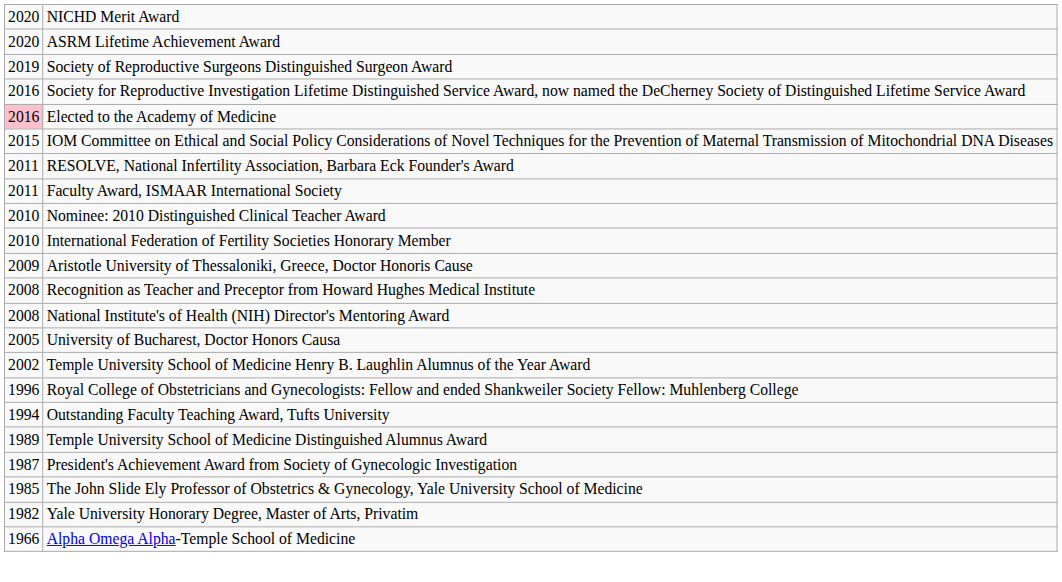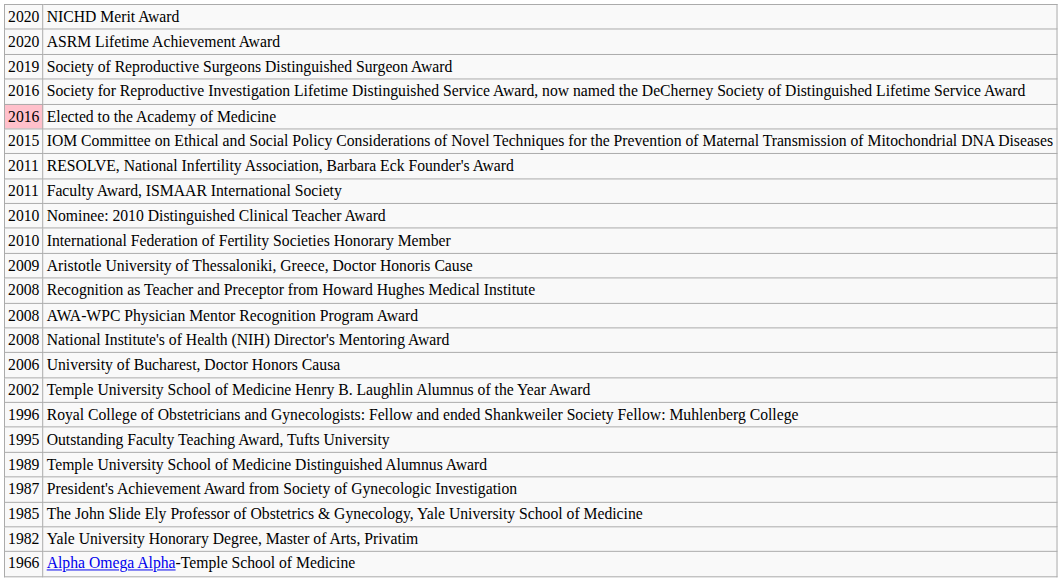+ row: (232, 315)
(24, 340) 2005 -> (24, 365) 2006
(24, 414) 1994 -> (24, 439) 1995
